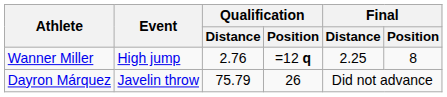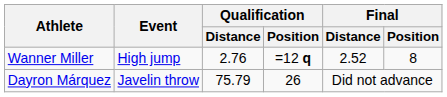(353, 59) 2.25 -> (353, 59) 2.52
